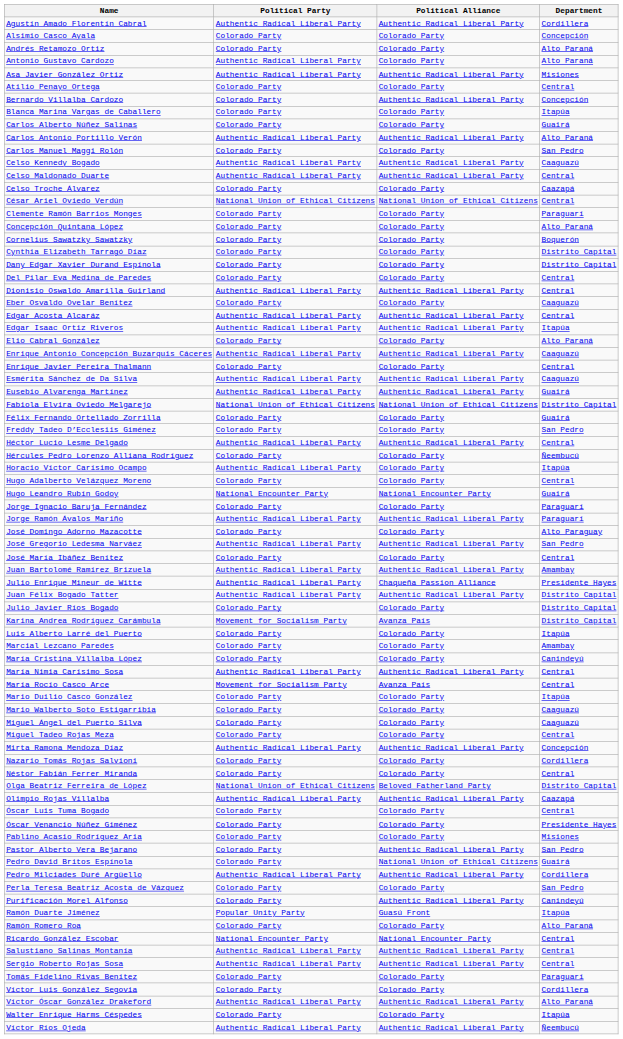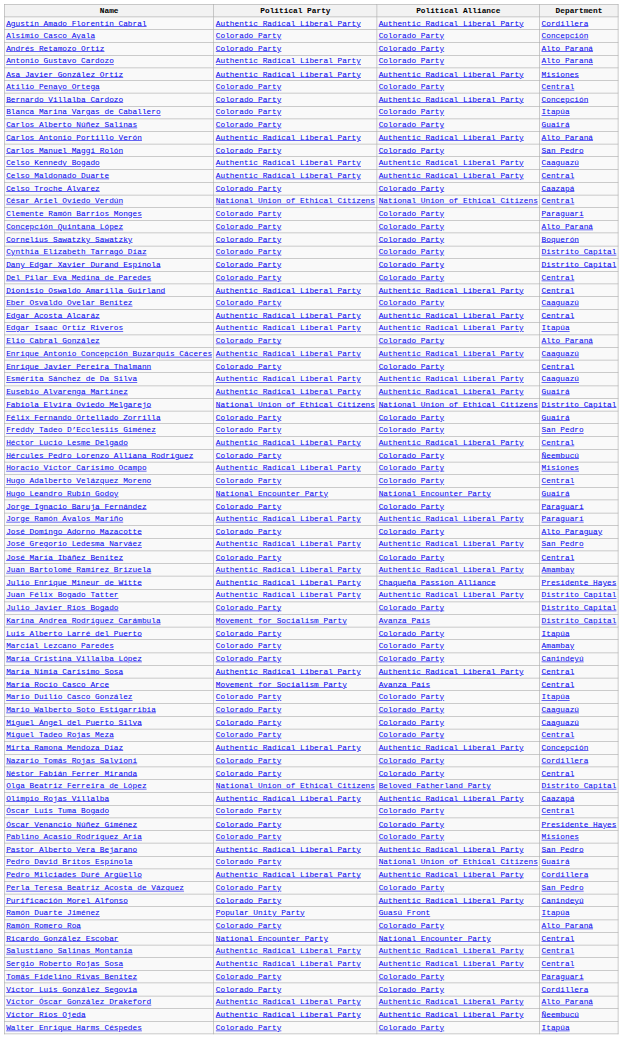(556, 468) Itapúa -> (560, 468) Misiones
(249, 850) Colorado Party -> (288, 850) Authentic Radical Liberal Party
rows swapped: (46, 1028) <-> (74, 1015)
